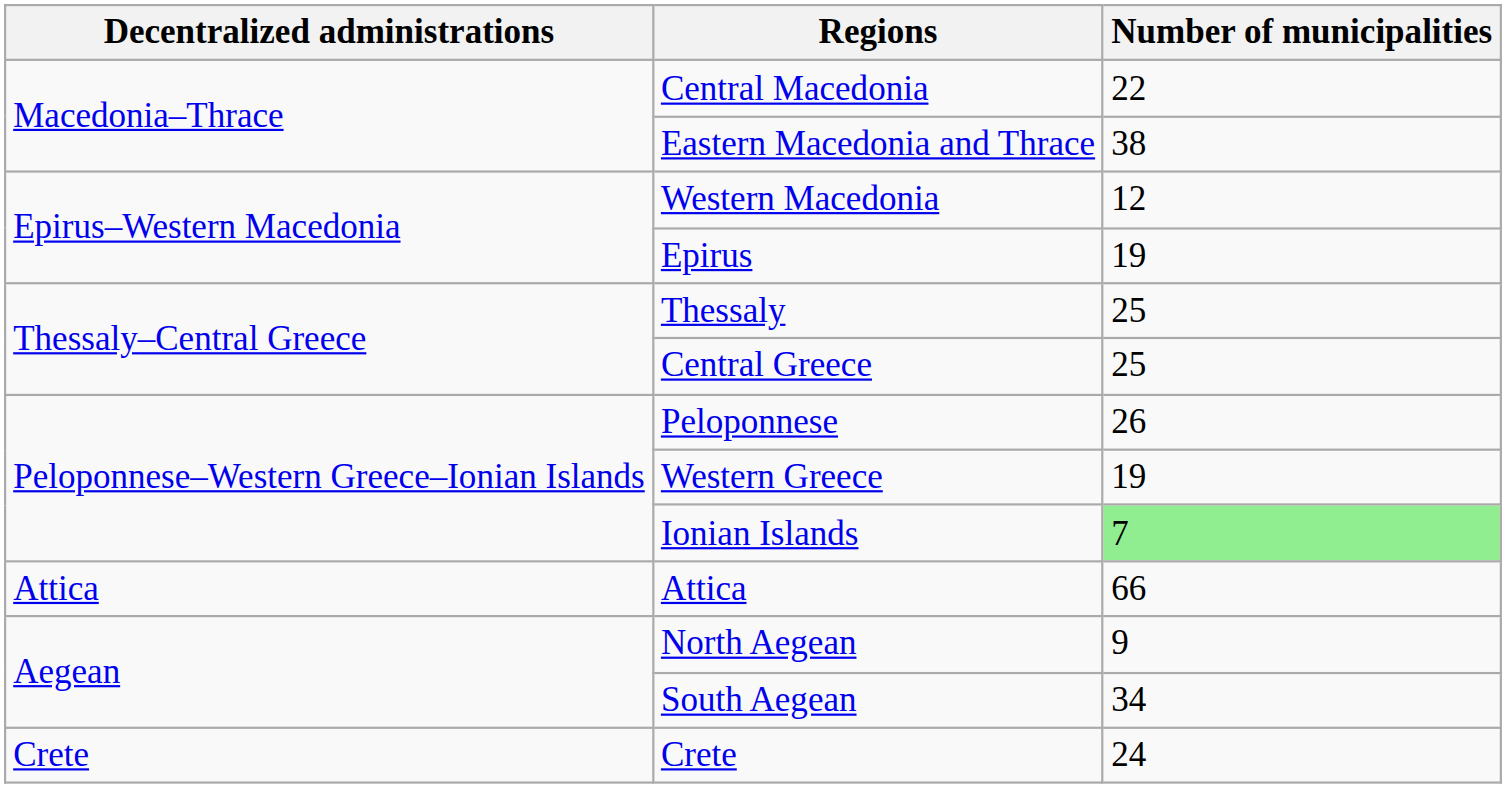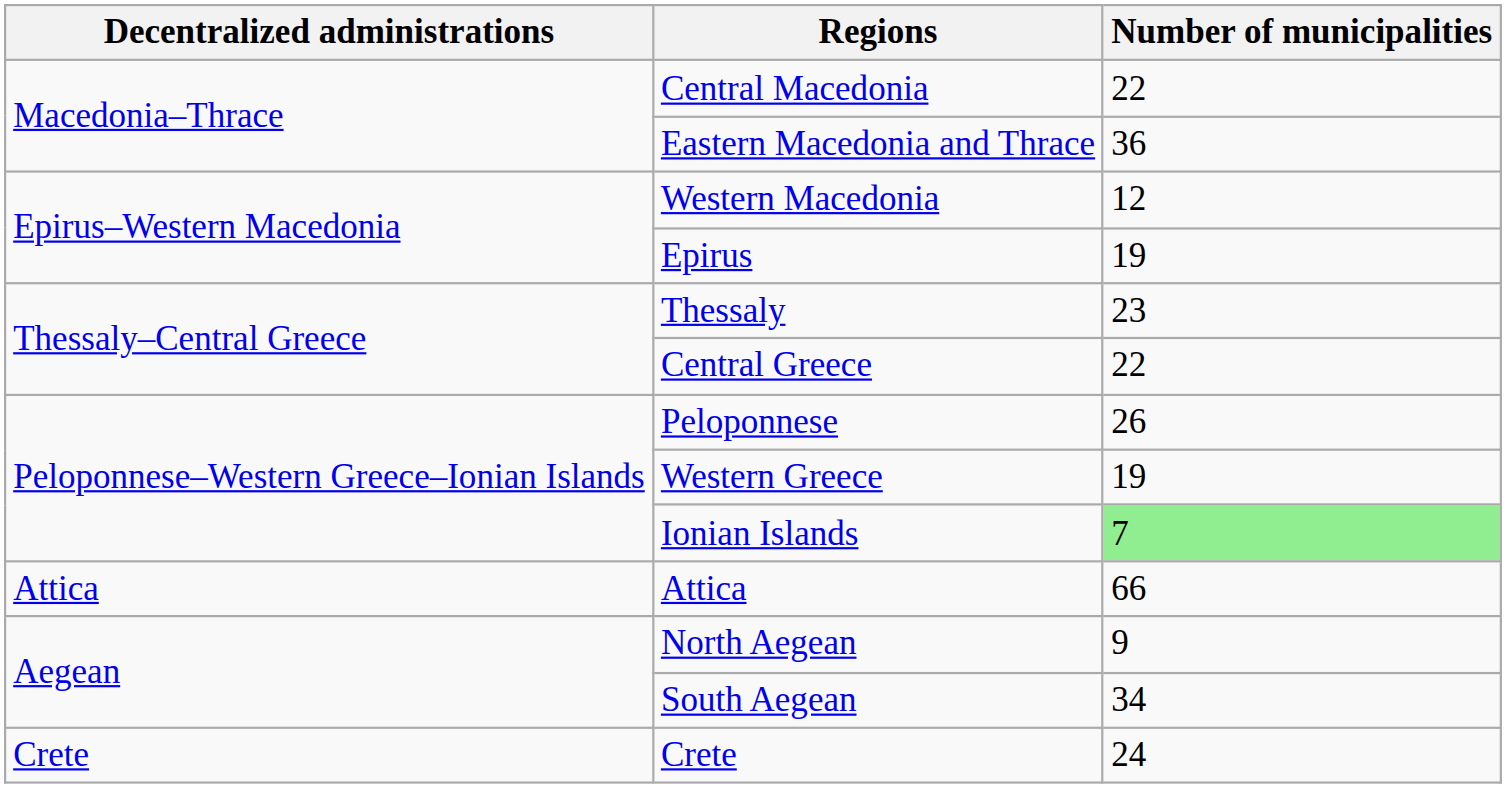(1129, 143) 38 -> (1129, 143) 36
(1129, 310) 25 -> (1129, 310) 23
(1129, 365) 25 -> (1129, 365) 22
